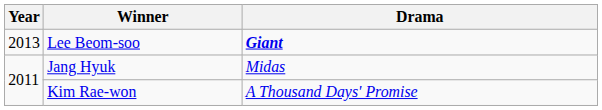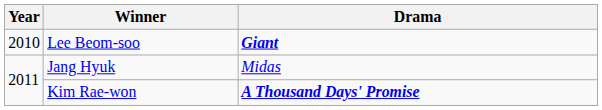(24, 42) 2013 -> (24, 42) 2010
(332, 92) normal -> (330, 92) bold
